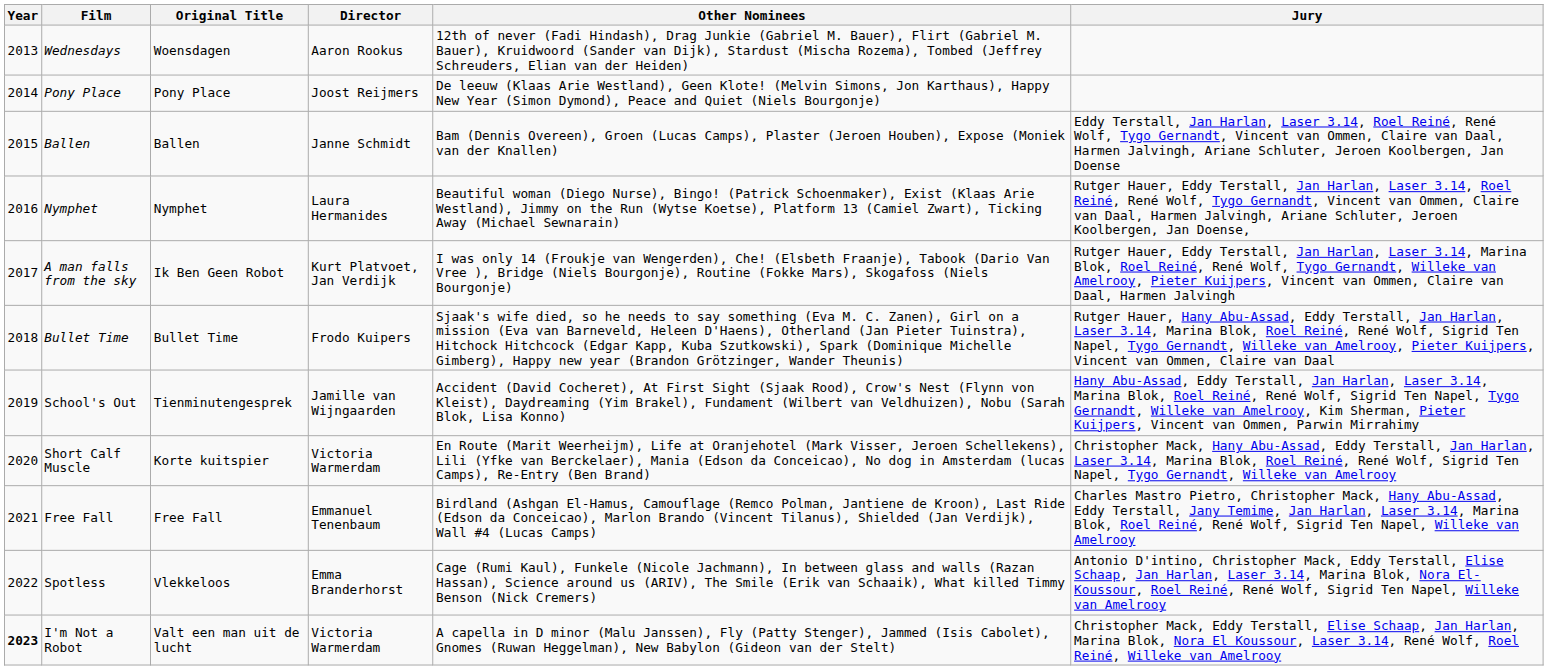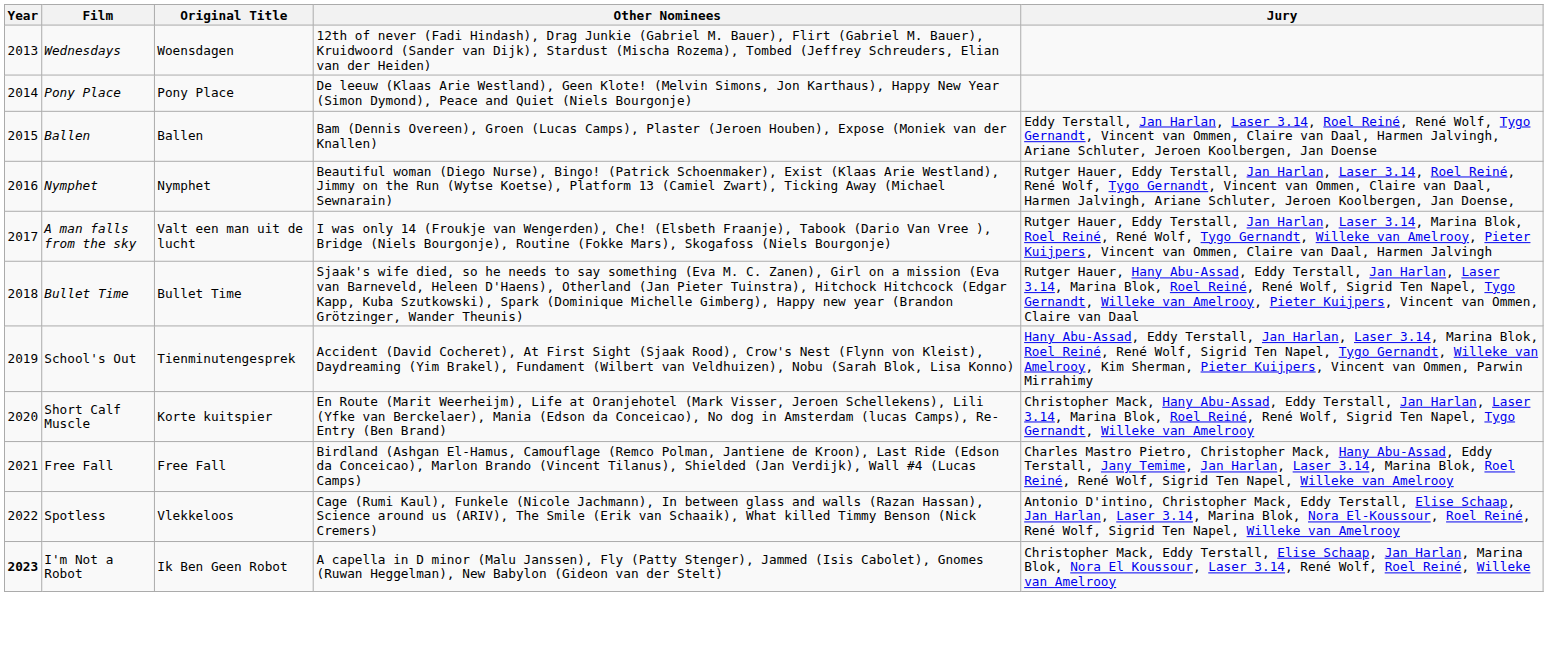- column: (371, 15)
(219, 273) Ik Ben Geen Robot -> (230, 236) Valt een man uit de lucht
(227, 640) Valt een man uit de lucht -> (222, 567) Ik Ben Geen Robot
